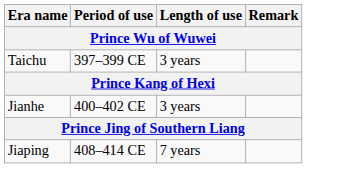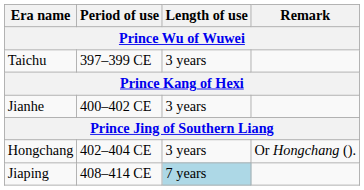+ row: (41, 151)
(180, 151) no background -> (186, 173) lightblue background
